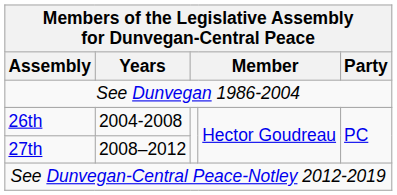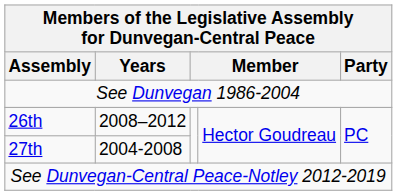(141, 121) 2004-2008 -> (143, 121) 2008–2012
(143, 149) 2008–2012 -> (141, 149) 2004-2008
